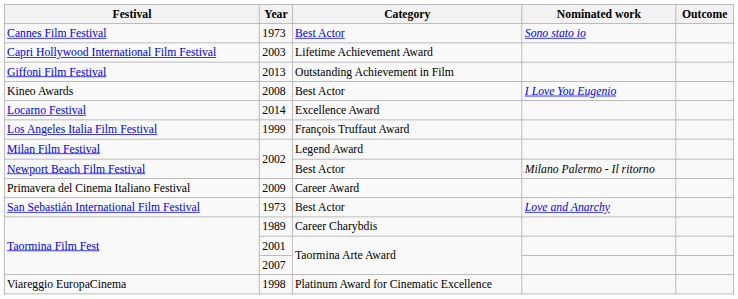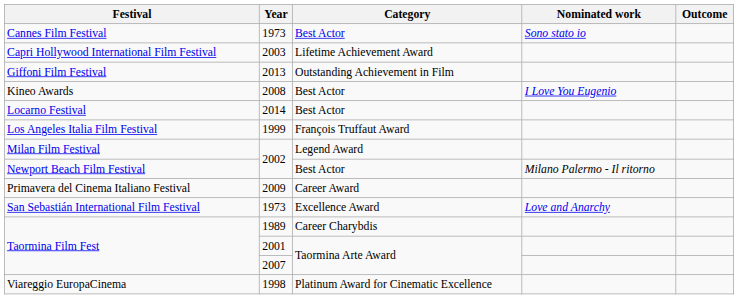(337, 110) Excellence Award -> (320, 110) Best Actor
(320, 207) Best Actor -> (337, 207) Excellence Award
